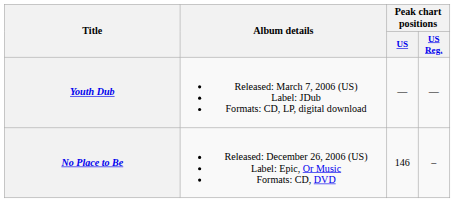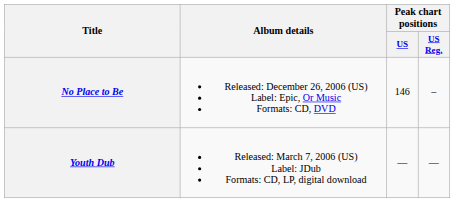rows swapped: (92, 92) <-> (92, 162)
